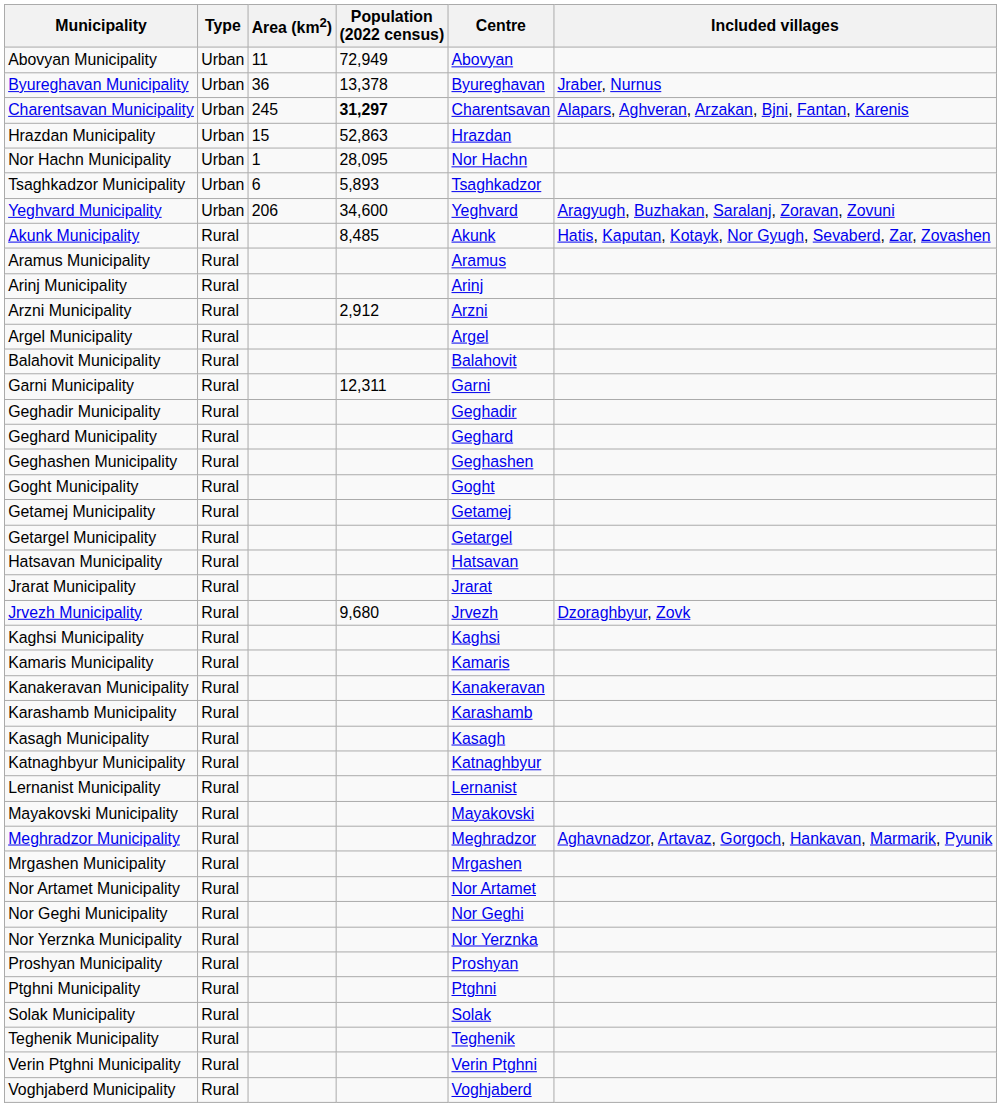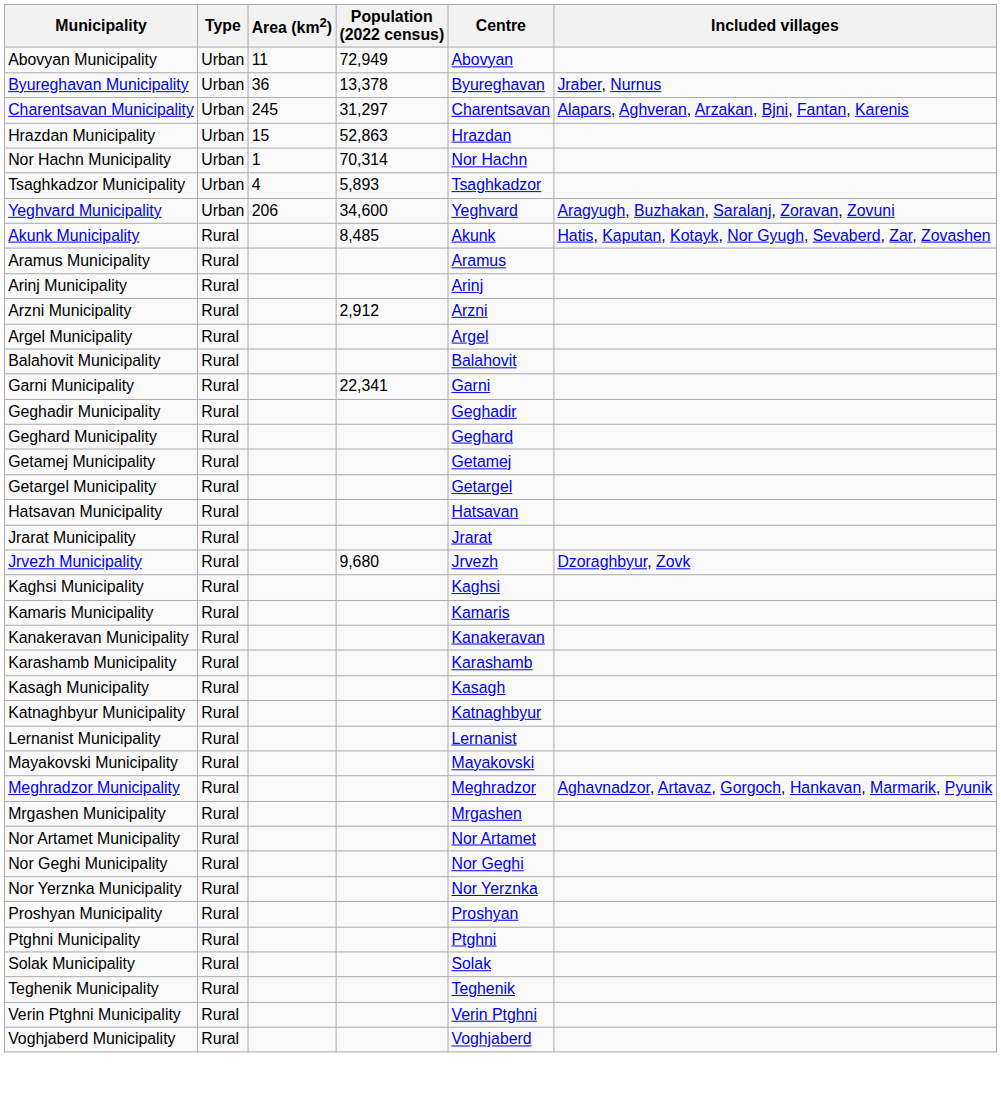(364, 110) bold -> (364, 110) normal
(364, 160) 28,095 -> (364, 160) 70,314
(256, 185) 6 -> (256, 185) 4
(363, 386) 12,311 -> (364, 386) 22,341
- row: (93, 461)
- row: (73, 487)
